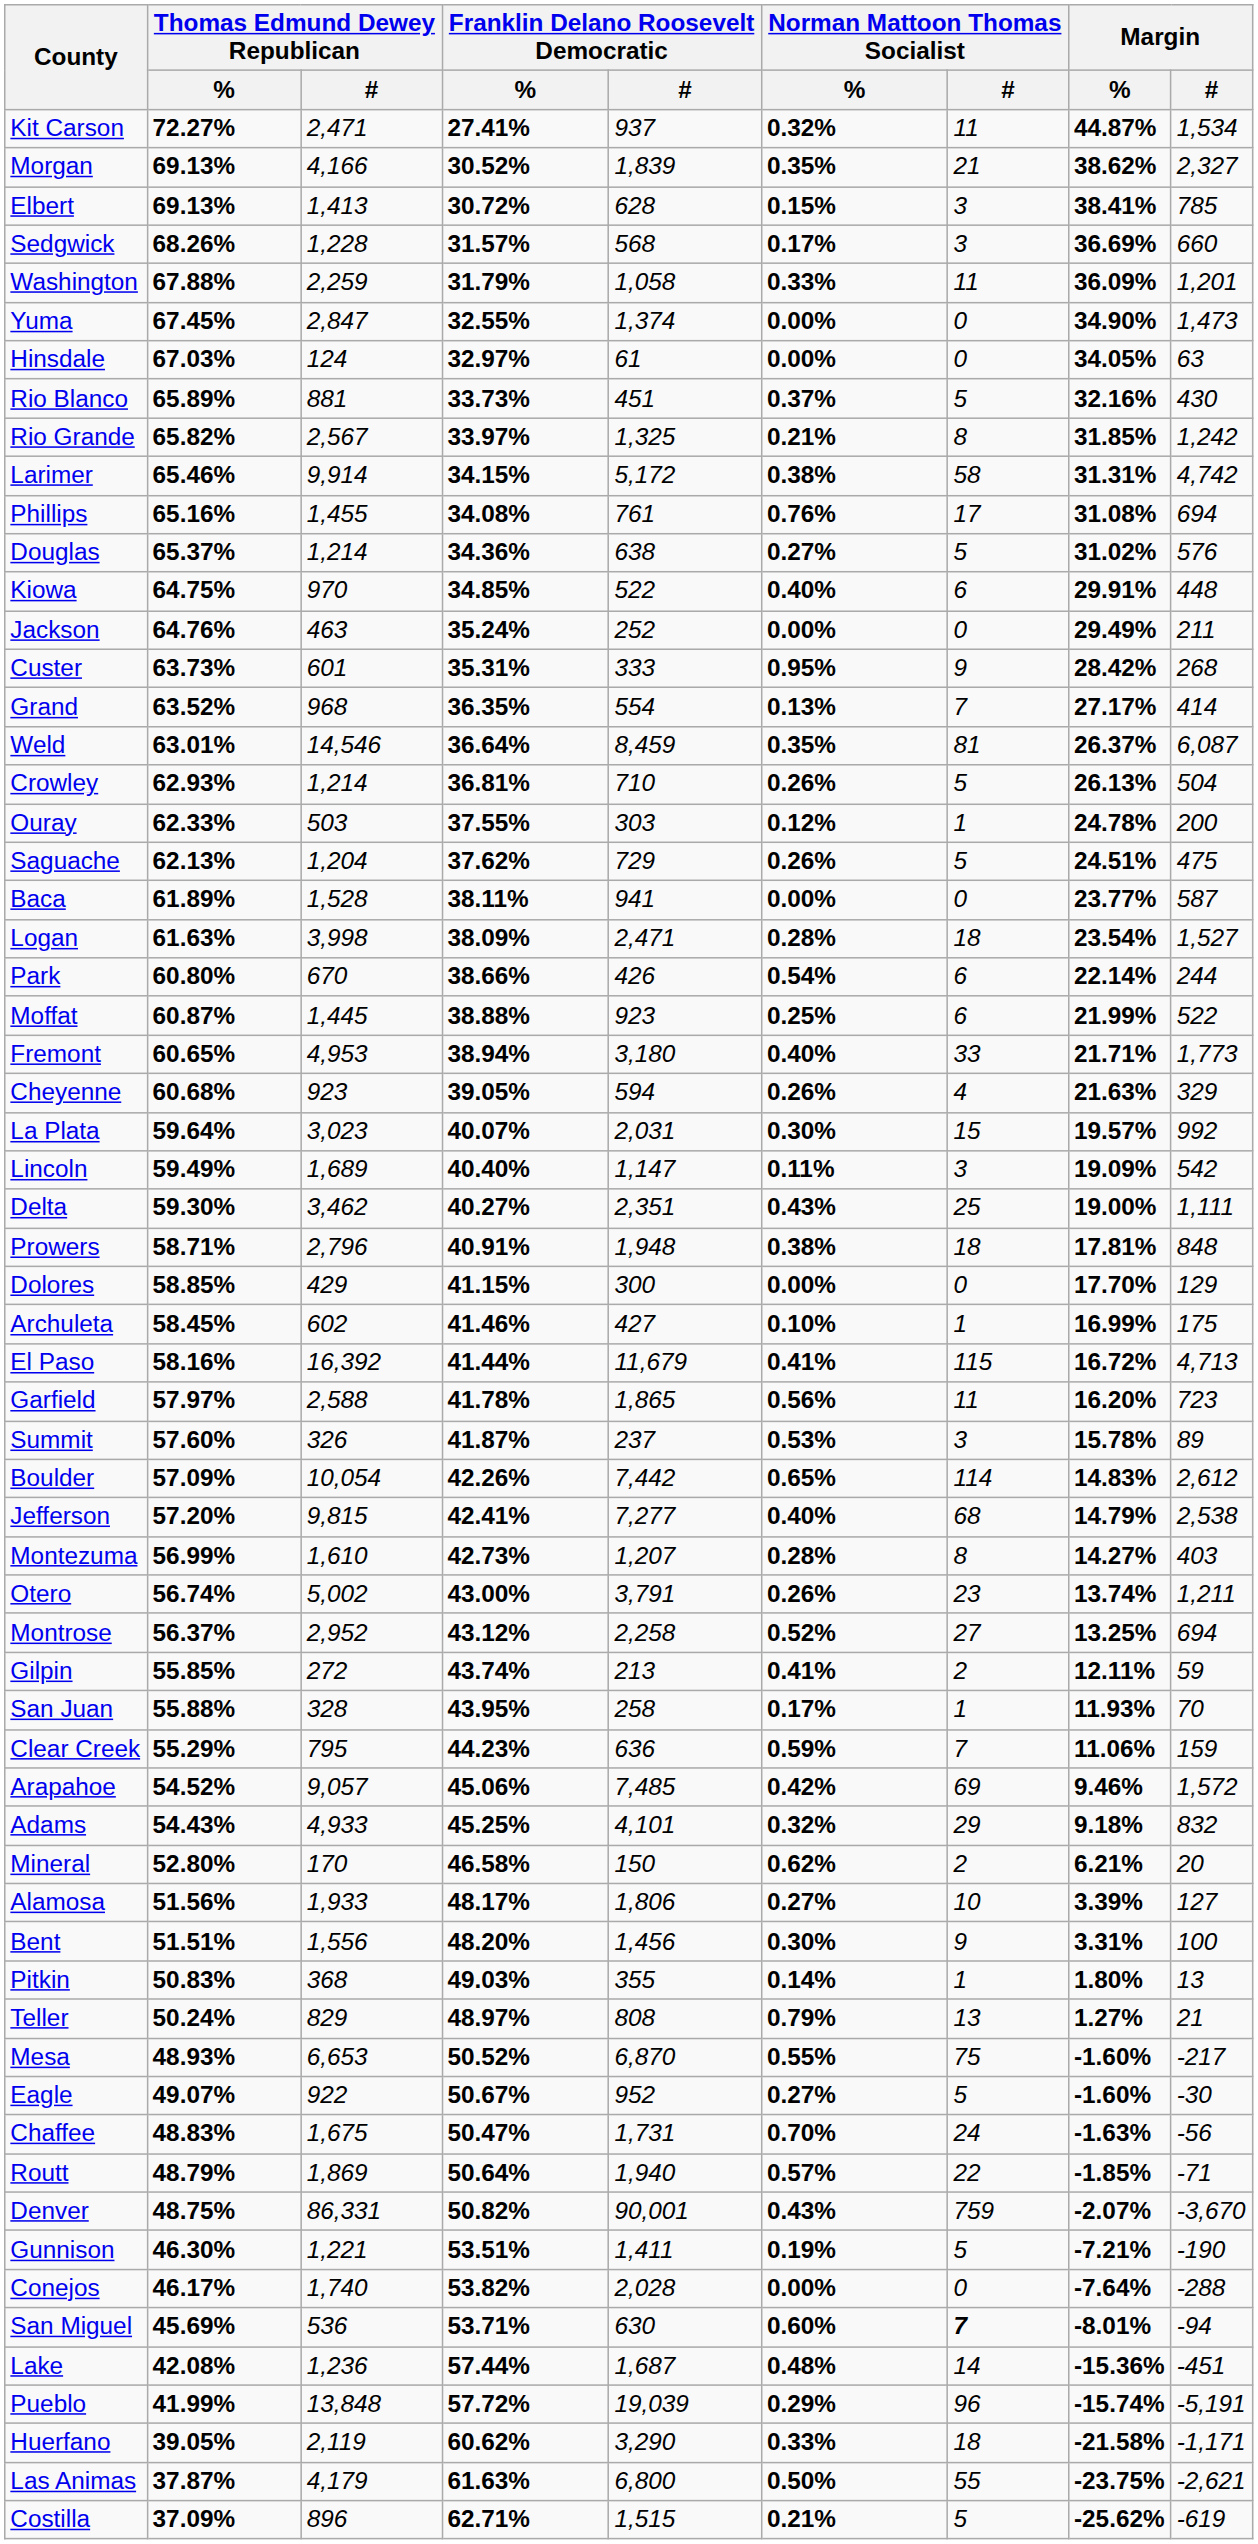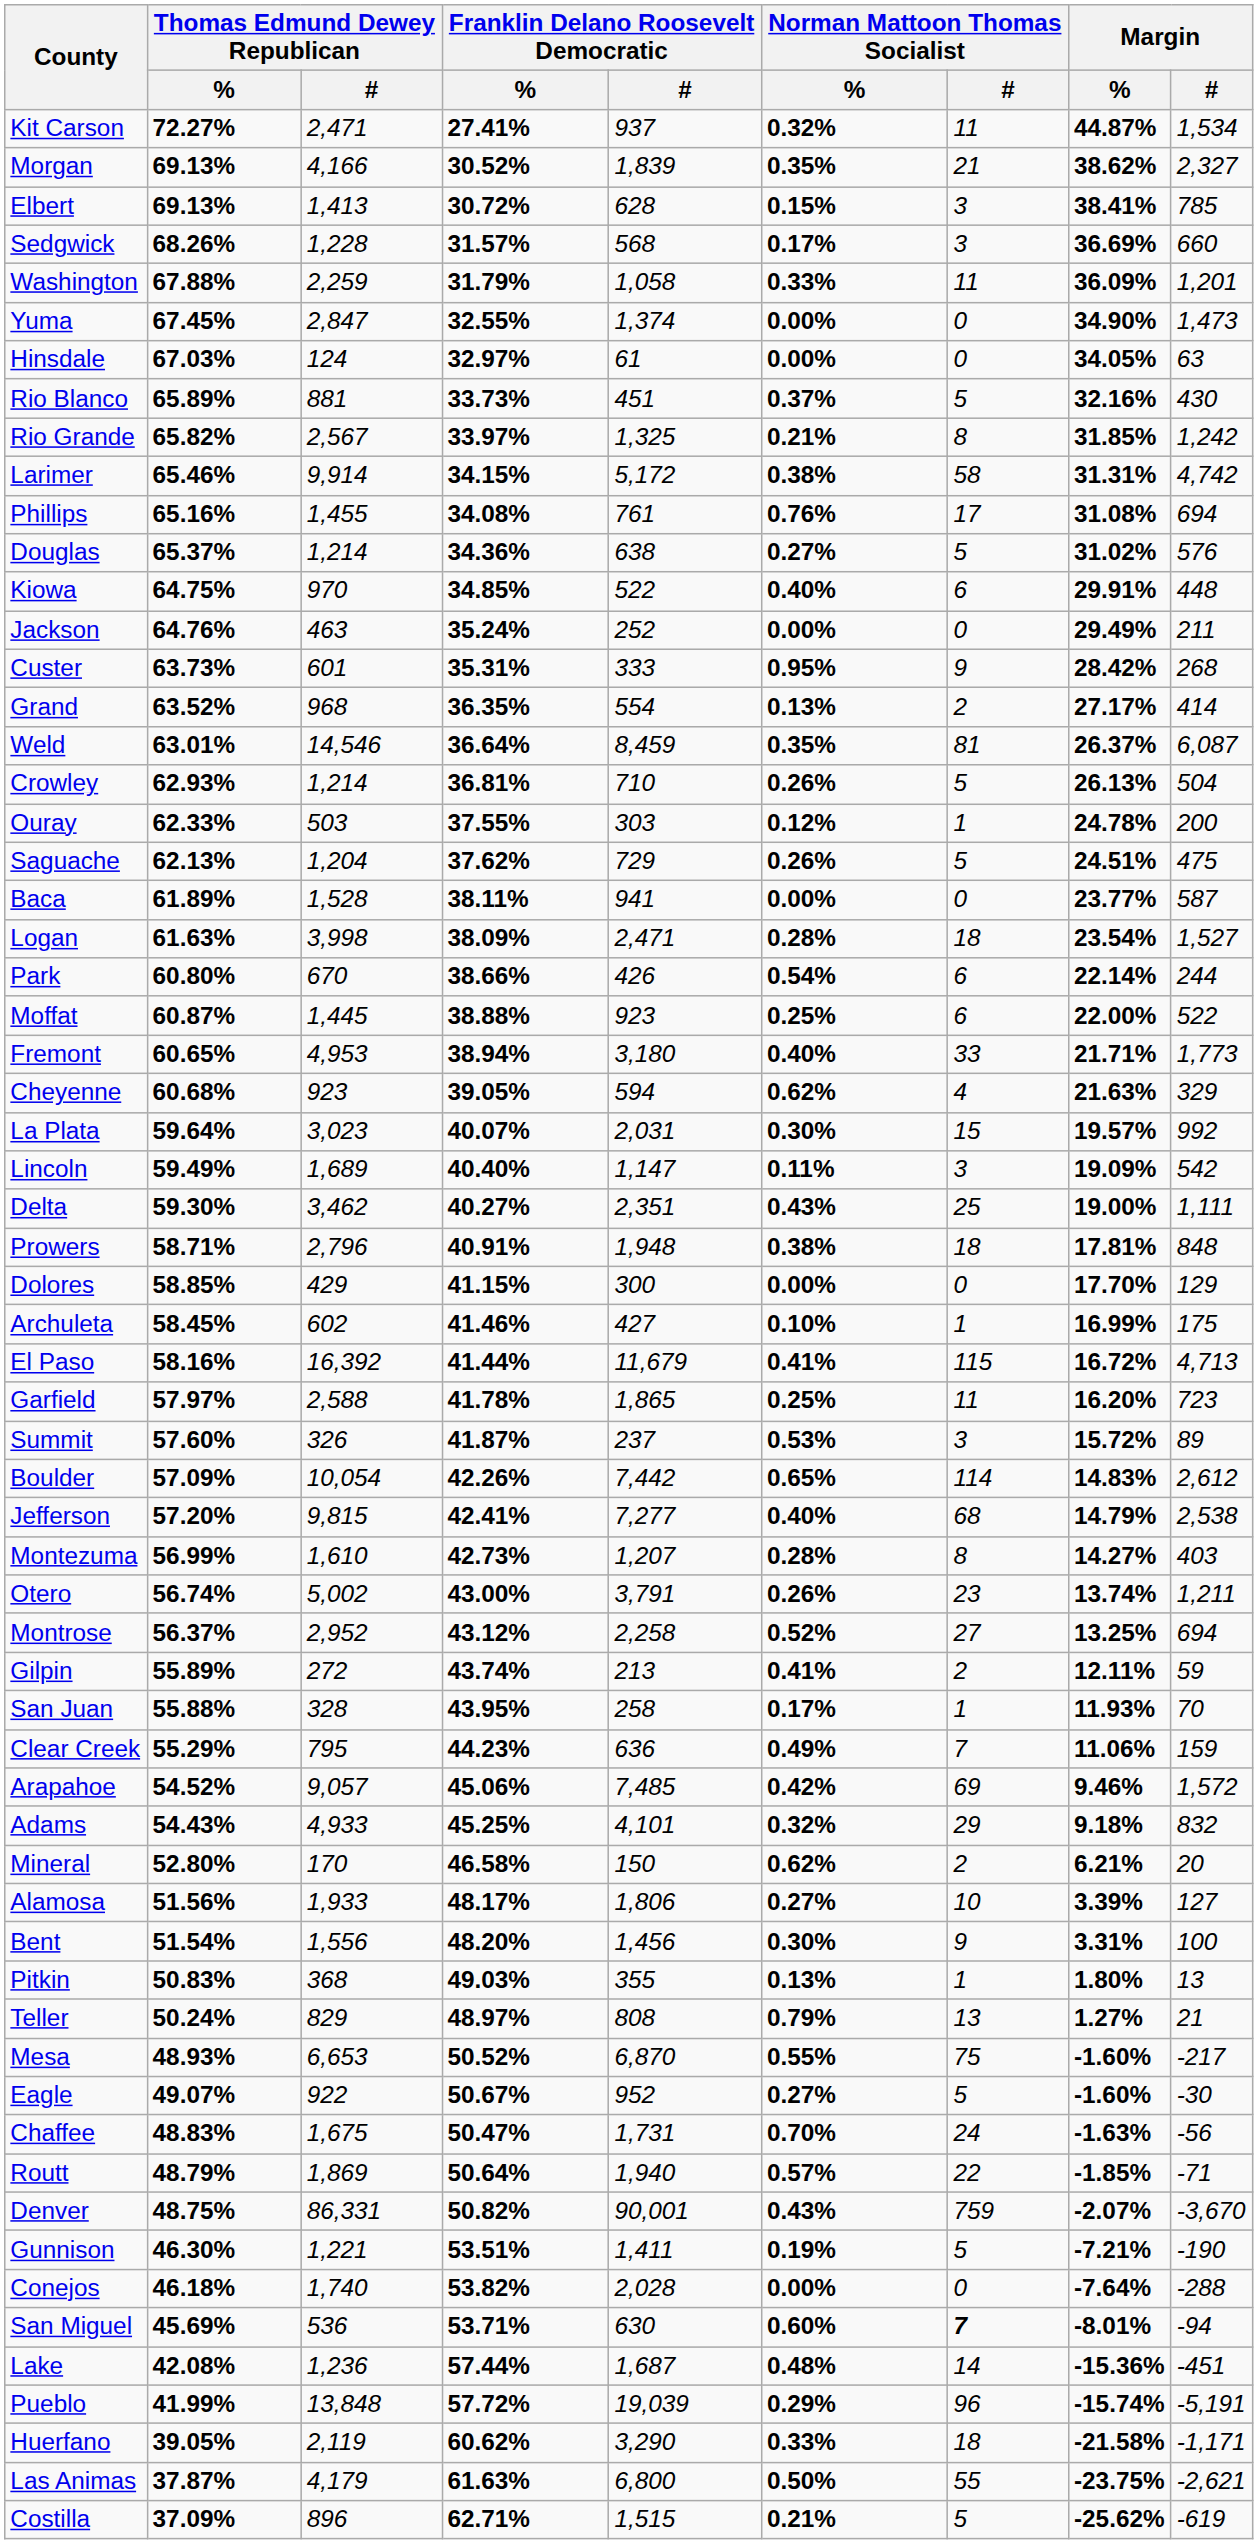(960, 706) 7 -> (960, 706) 2
(1115, 1015) 21.99% -> (1115, 1015) 22.00%
(801, 1092) 0.26% -> (801, 1092) 0.62%
(801, 1401) 0.56% -> (801, 1401) 0.25%
(1115, 1439) 15.78% -> (1115, 1439) 15.72%
(194, 1671) 55.85% -> (194, 1671) 55.89%
(801, 1748) 0.59% -> (801, 1748) 0.49%
(194, 1941) 51.51% -> (194, 1941) 51.54%
(801, 1979) 0.14% -> (801, 1979) 0.13%
(194, 2288) 46.17% -> (194, 2288) 46.18%
